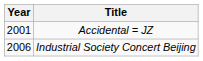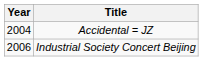(19, 30) 2001 -> (19, 30) 2004
